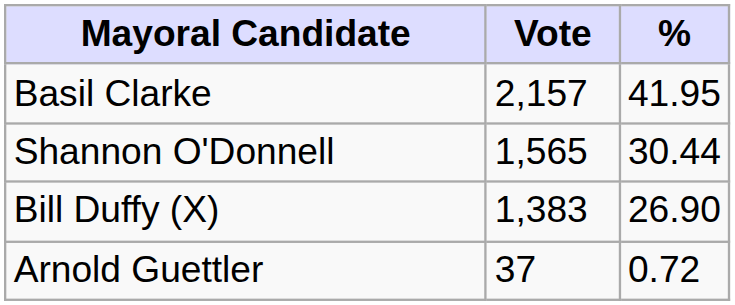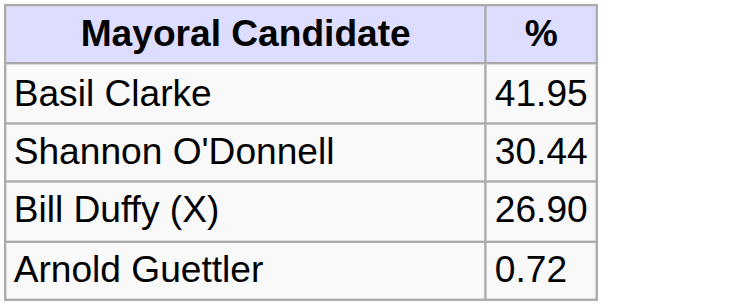- column: (553, 33)
